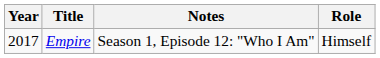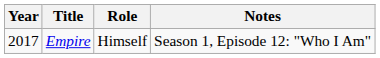columns swapped: (346, 16) <-> (206, 16)
